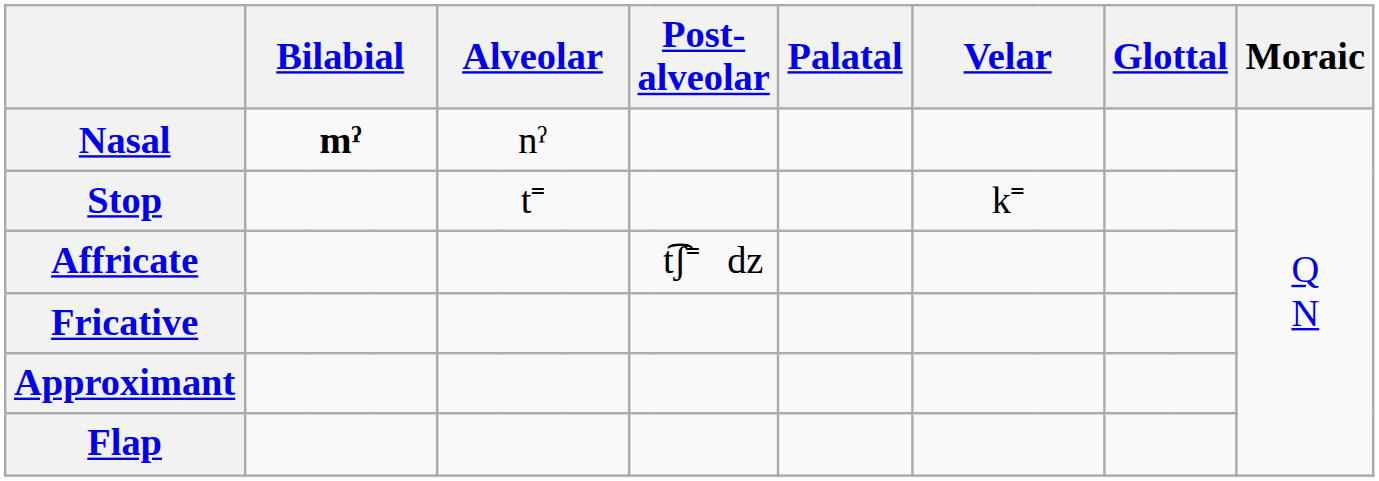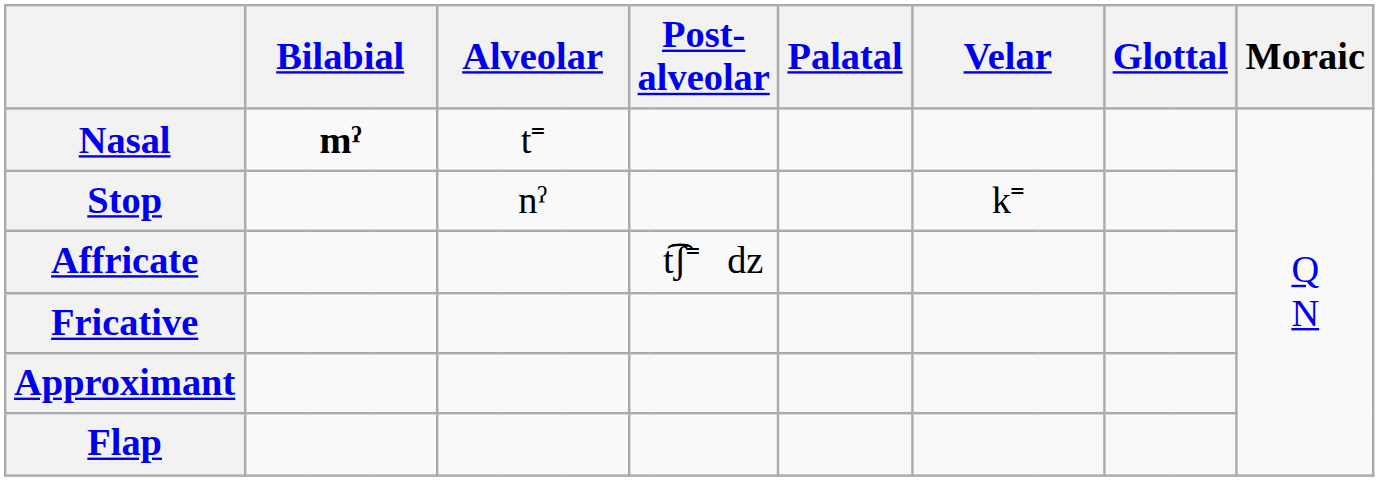(533, 139) nˀ -> (533, 139) t˭
(533, 199) t˭ -> (533, 199) nˀ
